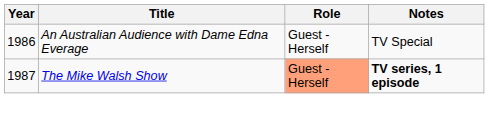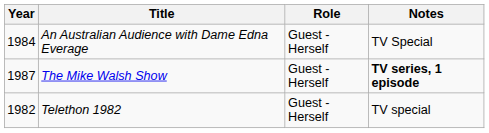(21, 41) 1986 -> (21, 41) 1984
(309, 75) lightsalmon background -> (309, 75) no background
+ row: (81, 110)
